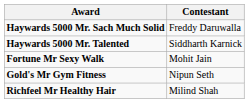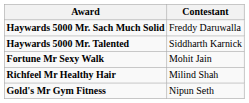rows swapped: (61, 91) <-> (56, 75)
